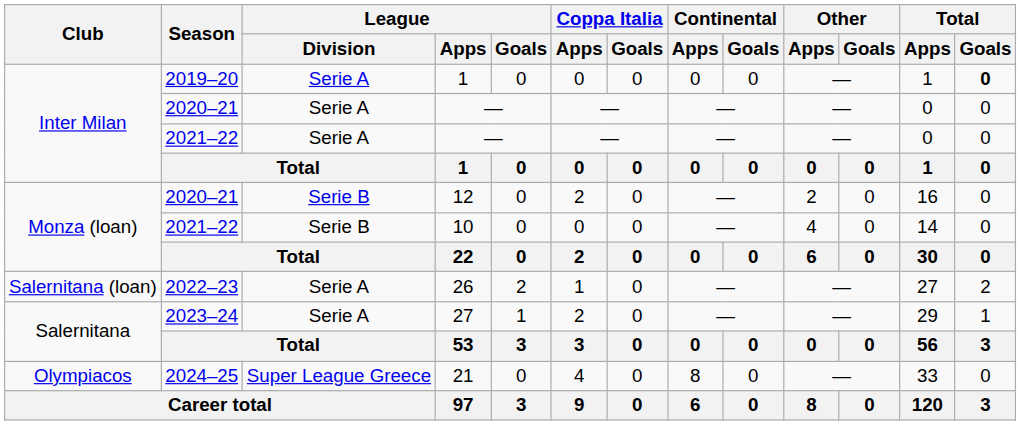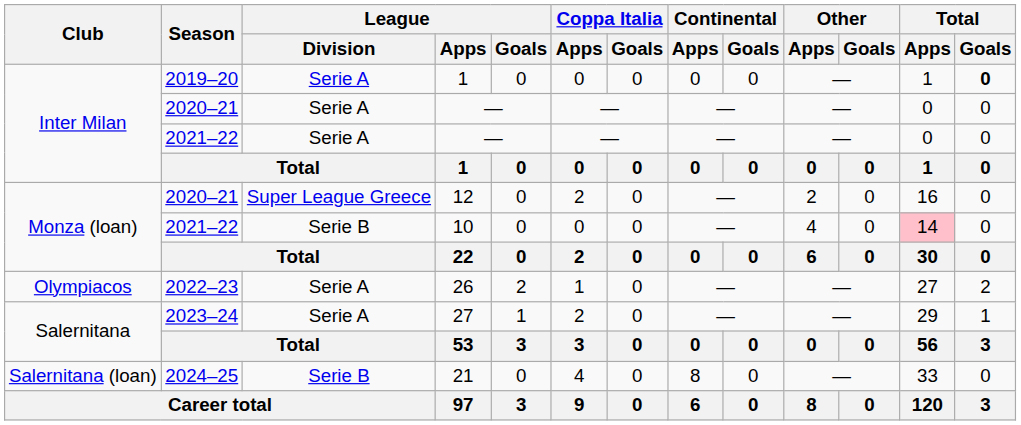(339, 197) Serie B -> (339, 197) Super League Greece
(927, 227) no background -> (927, 227) pink background
(83, 286) Salernitana (loan) -> (83, 286) Olympiacos
(83, 375) Olympiacos -> (83, 375) Salernitana (loan)
(339, 375) Super League Greece -> (339, 375) Serie B
